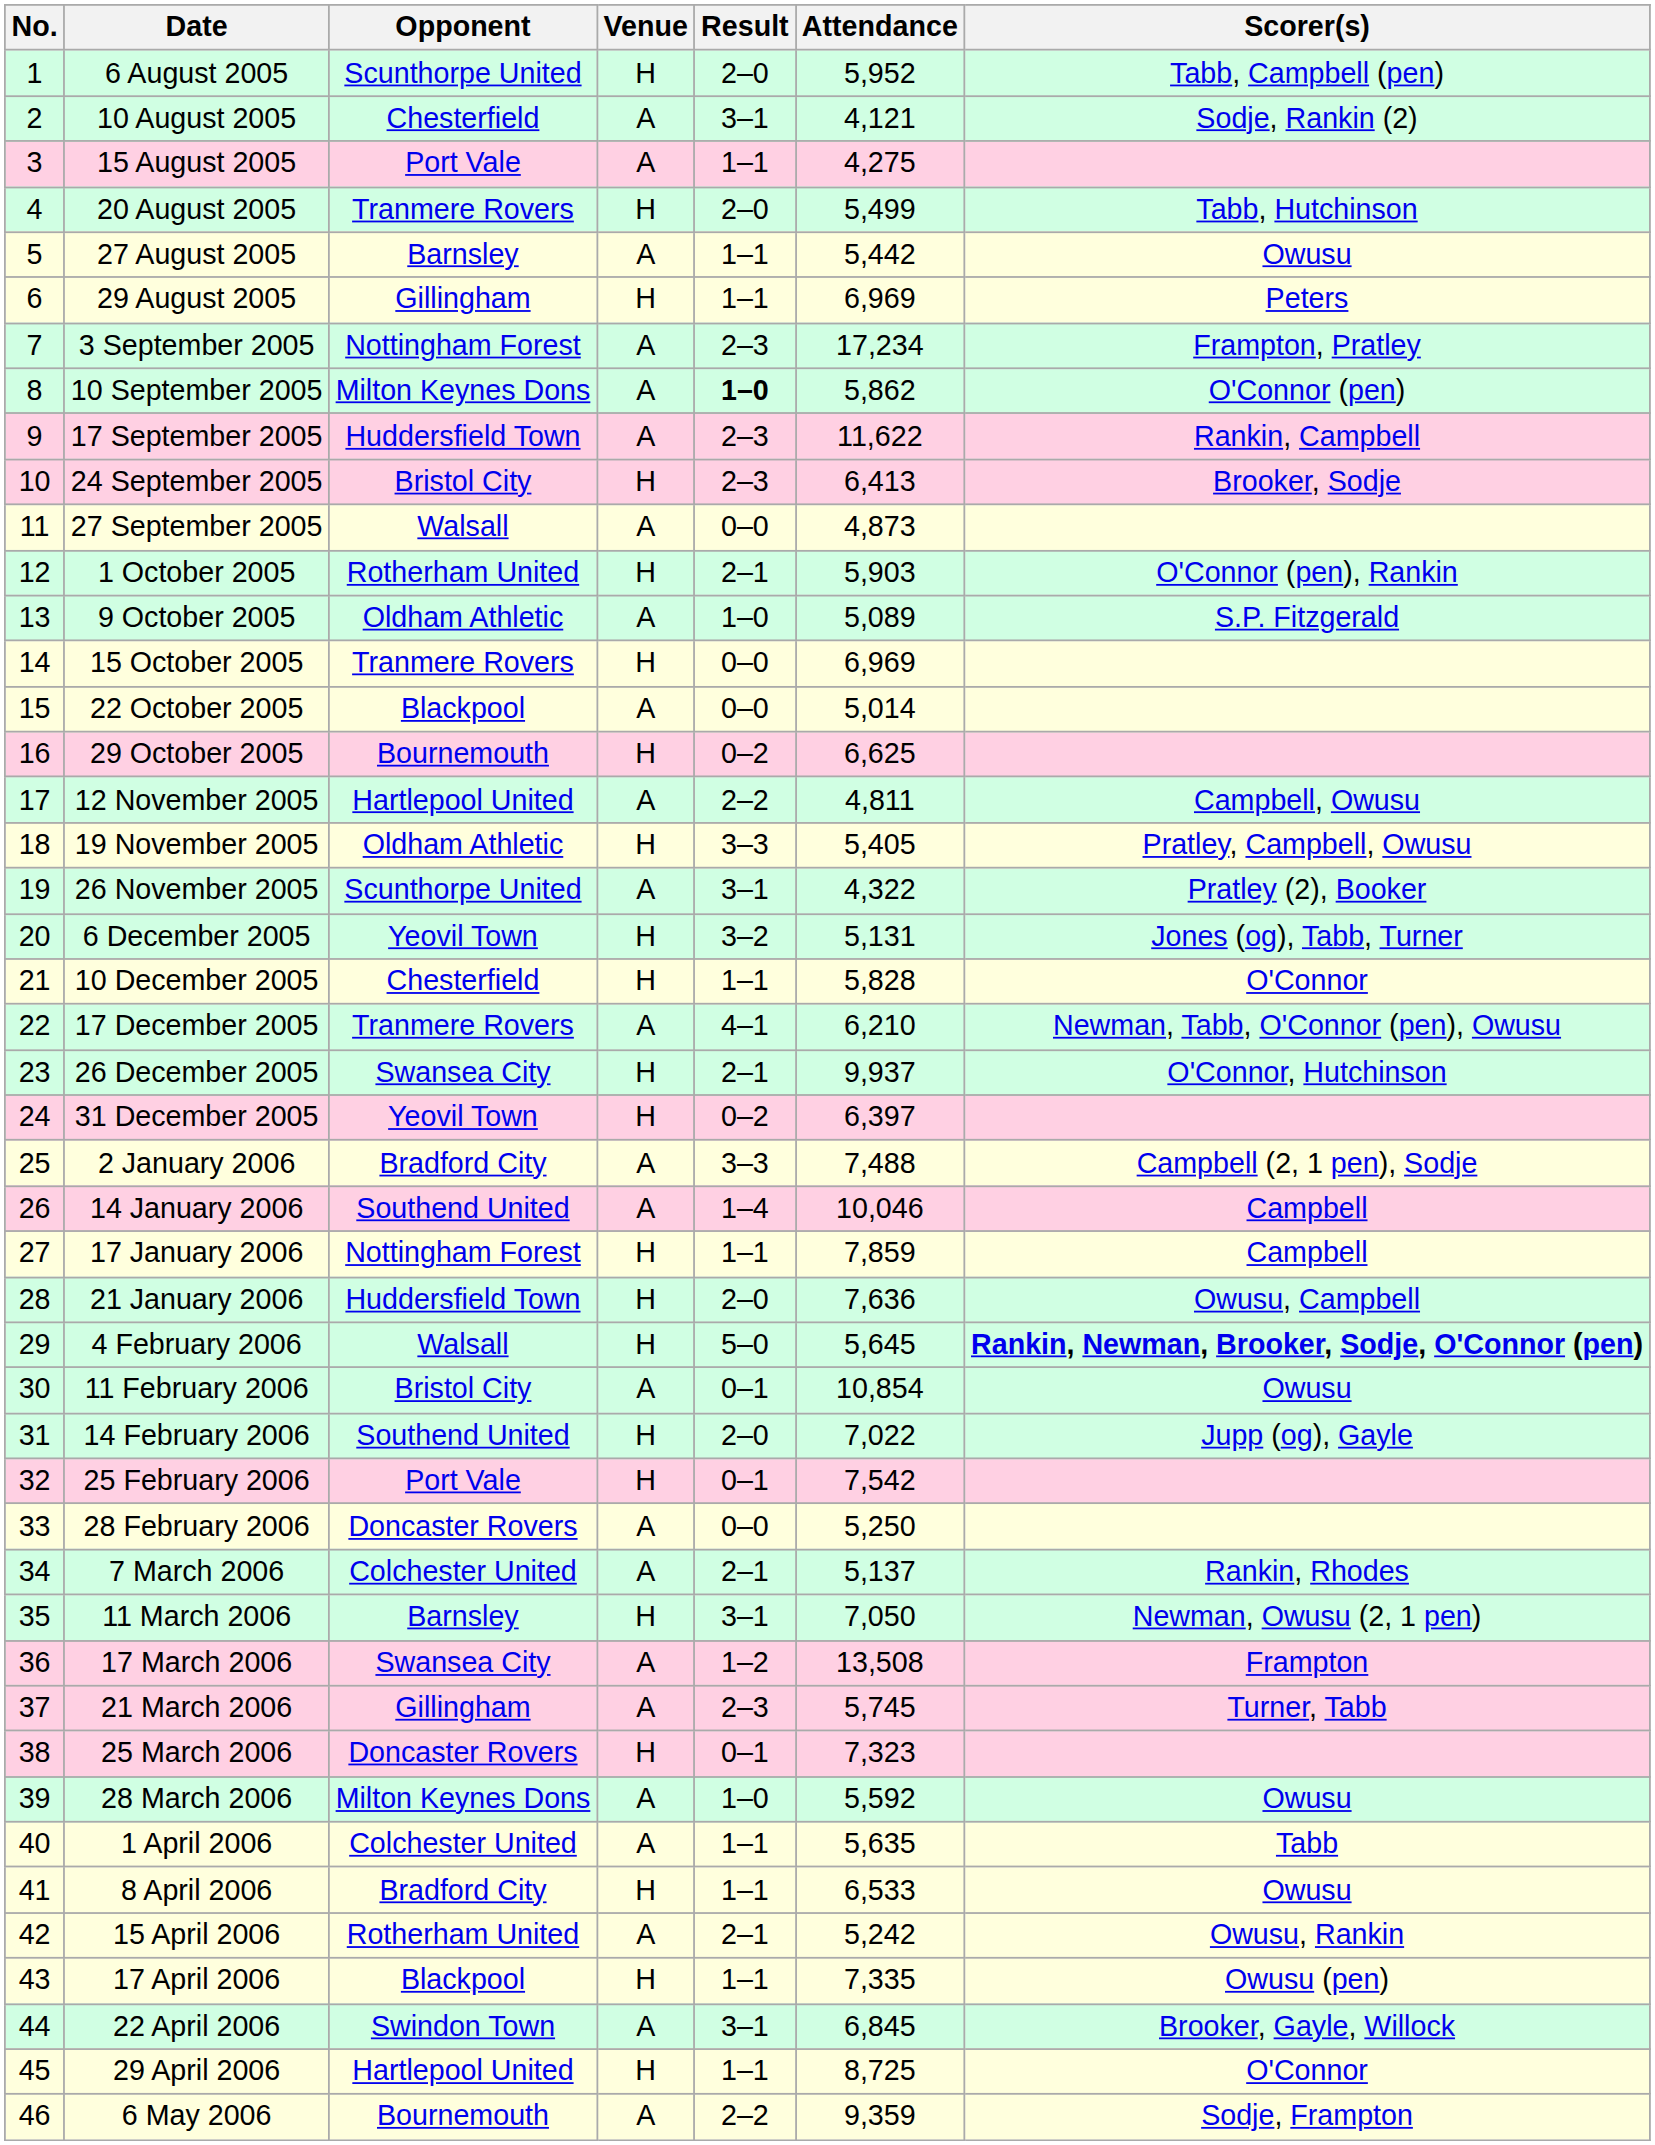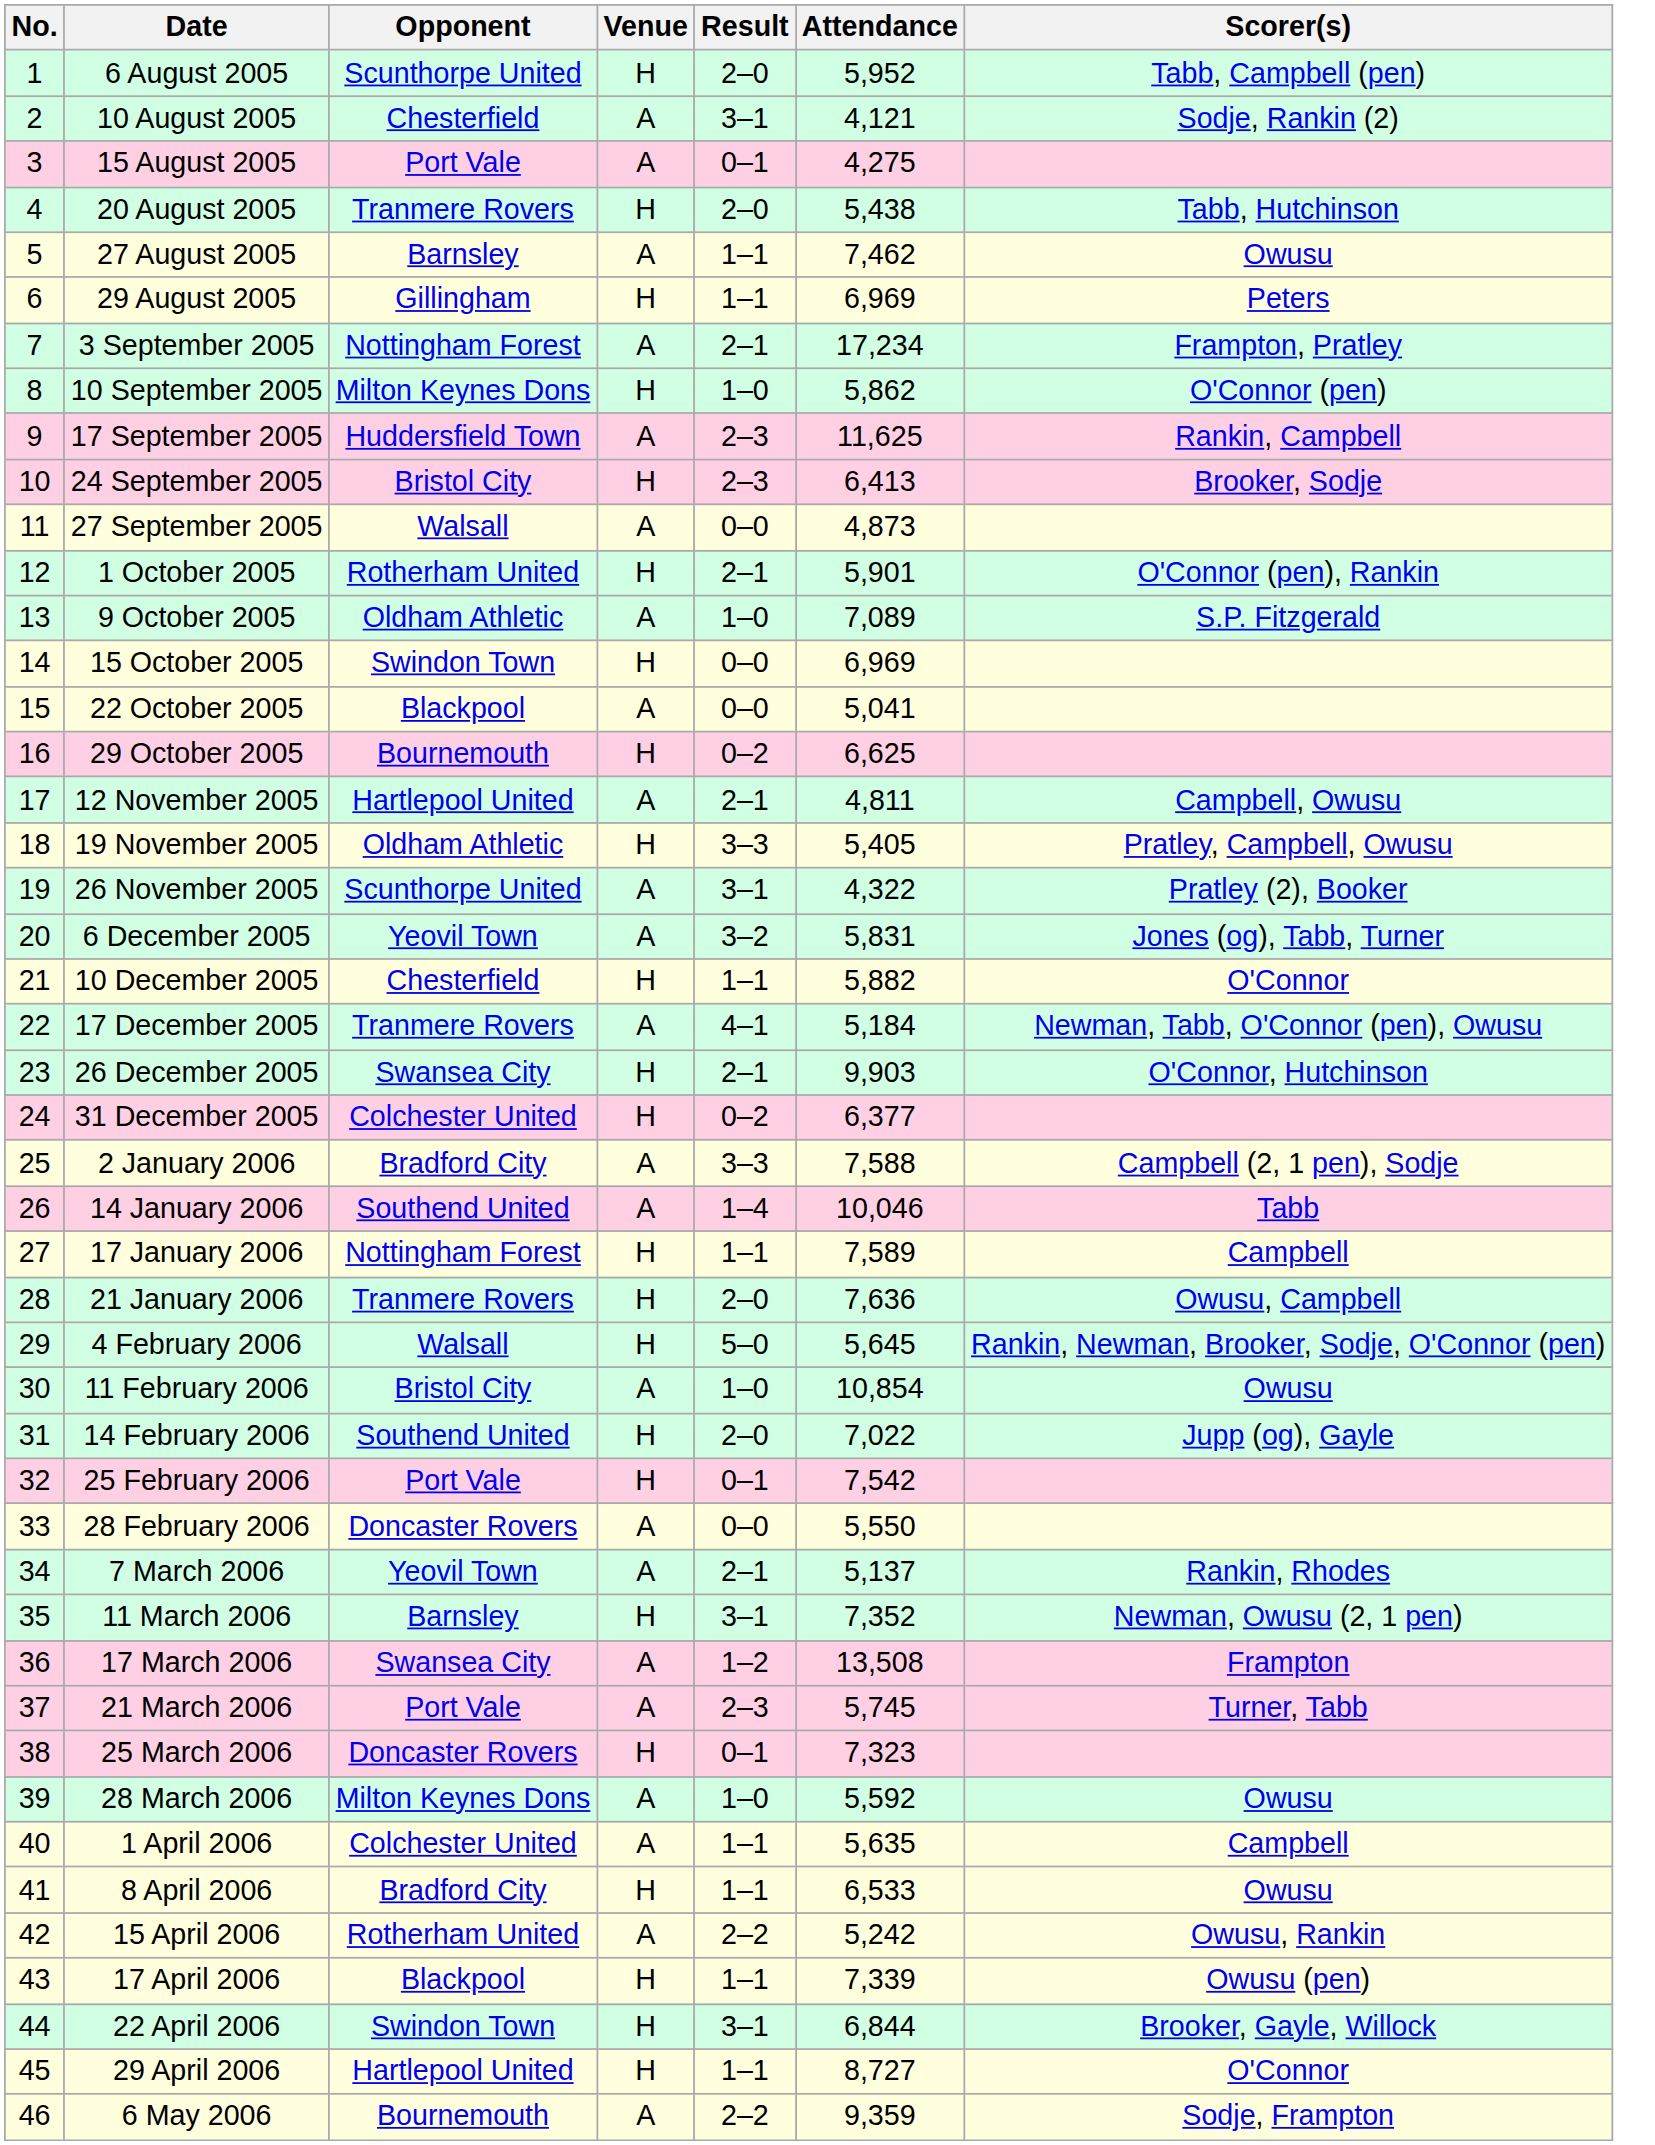(745, 163) 1–1 -> (745, 163) 0–1
(880, 208) 5,499 -> (880, 208) 5,438
(880, 254) 5,442 -> (880, 254) 7,462
(745, 345) 2–3 -> (745, 345) 2–1
(646, 390) A -> (646, 390) H
(745, 390) bold -> (745, 390) normal
(880, 436) 11,622 -> (880, 436) 11,625
(880, 572) 5,903 -> (880, 572) 5,901
(880, 617) 5,089 -> (880, 617) 7,089
(463, 663) Tranmere Rovers -> (463, 663) Swindon Town
(880, 708) 5,014 -> (880, 708) 5,041
(745, 799) 2–2 -> (745, 799) 2–1
(646, 935) H -> (646, 935) A
(880, 935) 5,131 -> (880, 935) 5,831
(880, 981) 5,828 -> (880, 981) 5,882
(880, 1026) 6,210 -> (880, 1026) 5,184
(880, 1071) 9,937 -> (880, 1071) 9,903
(463, 1117) Yeovil Town -> (463, 1117) Colchester United
(880, 1117) 6,397 -> (880, 1117) 6,377
(880, 1162) 7,488 -> (880, 1162) 7,588
(1307, 1208) Campbell -> (1288, 1208) Tabb
(880, 1253) 7,859 -> (880, 1253) 7,589
(463, 1299) Huddersfield Town -> (463, 1299) Tranmere Rovers
(1307, 1344) bold -> (1288, 1344) normal
(745, 1389) 0–1 -> (745, 1389) 1–0
(880, 1526) 5,250 -> (880, 1526) 5,550
(463, 1571) Colchester United -> (463, 1571) Yeovil Town
(880, 1616) 7,050 -> (880, 1616) 7,352
(463, 1707) Gillingham -> (463, 1707) Port Vale
(1307, 1844) Tabb -> (1288, 1844) Campbell
(745, 1934) 2–1 -> (745, 1934) 2–2
(880, 1980) 7,335 -> (880, 1980) 7,339
(646, 2025) A -> (646, 2025) H
(880, 2025) 6,845 -> (880, 2025) 6,844
(880, 2071) 8,725 -> (880, 2071) 8,727
